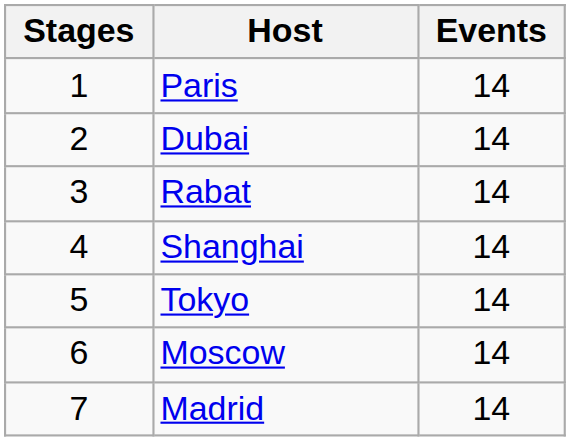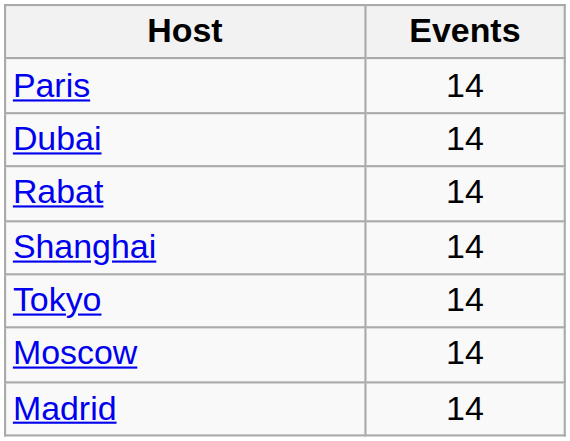- column: (79, 31)
